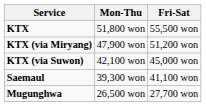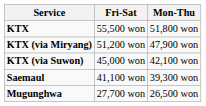columns swapped: (121, 12) <-> (174, 12)
